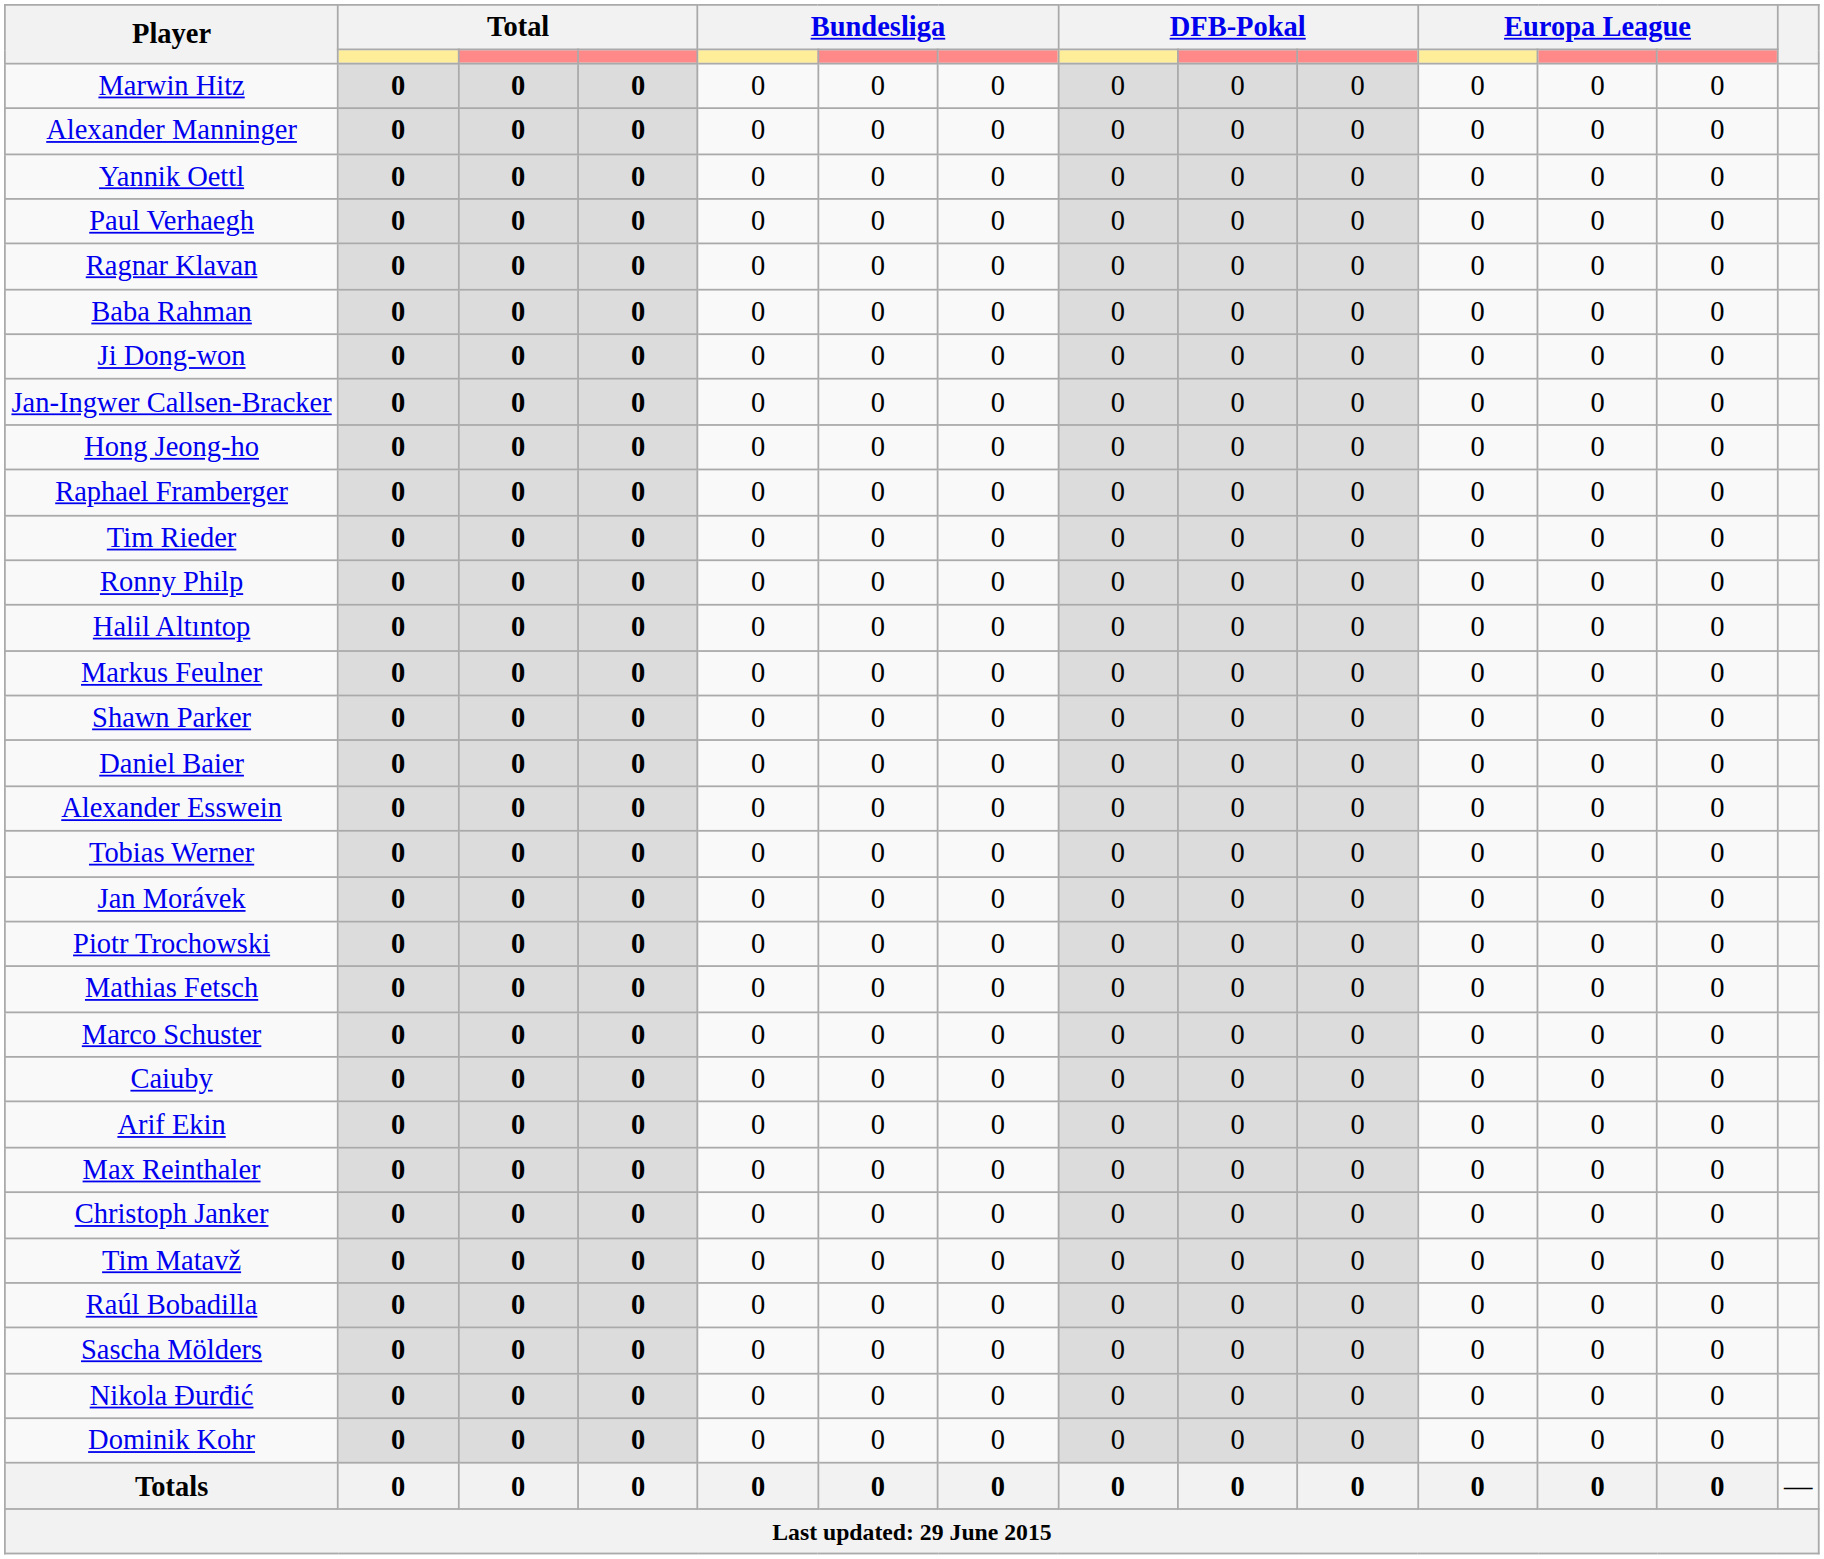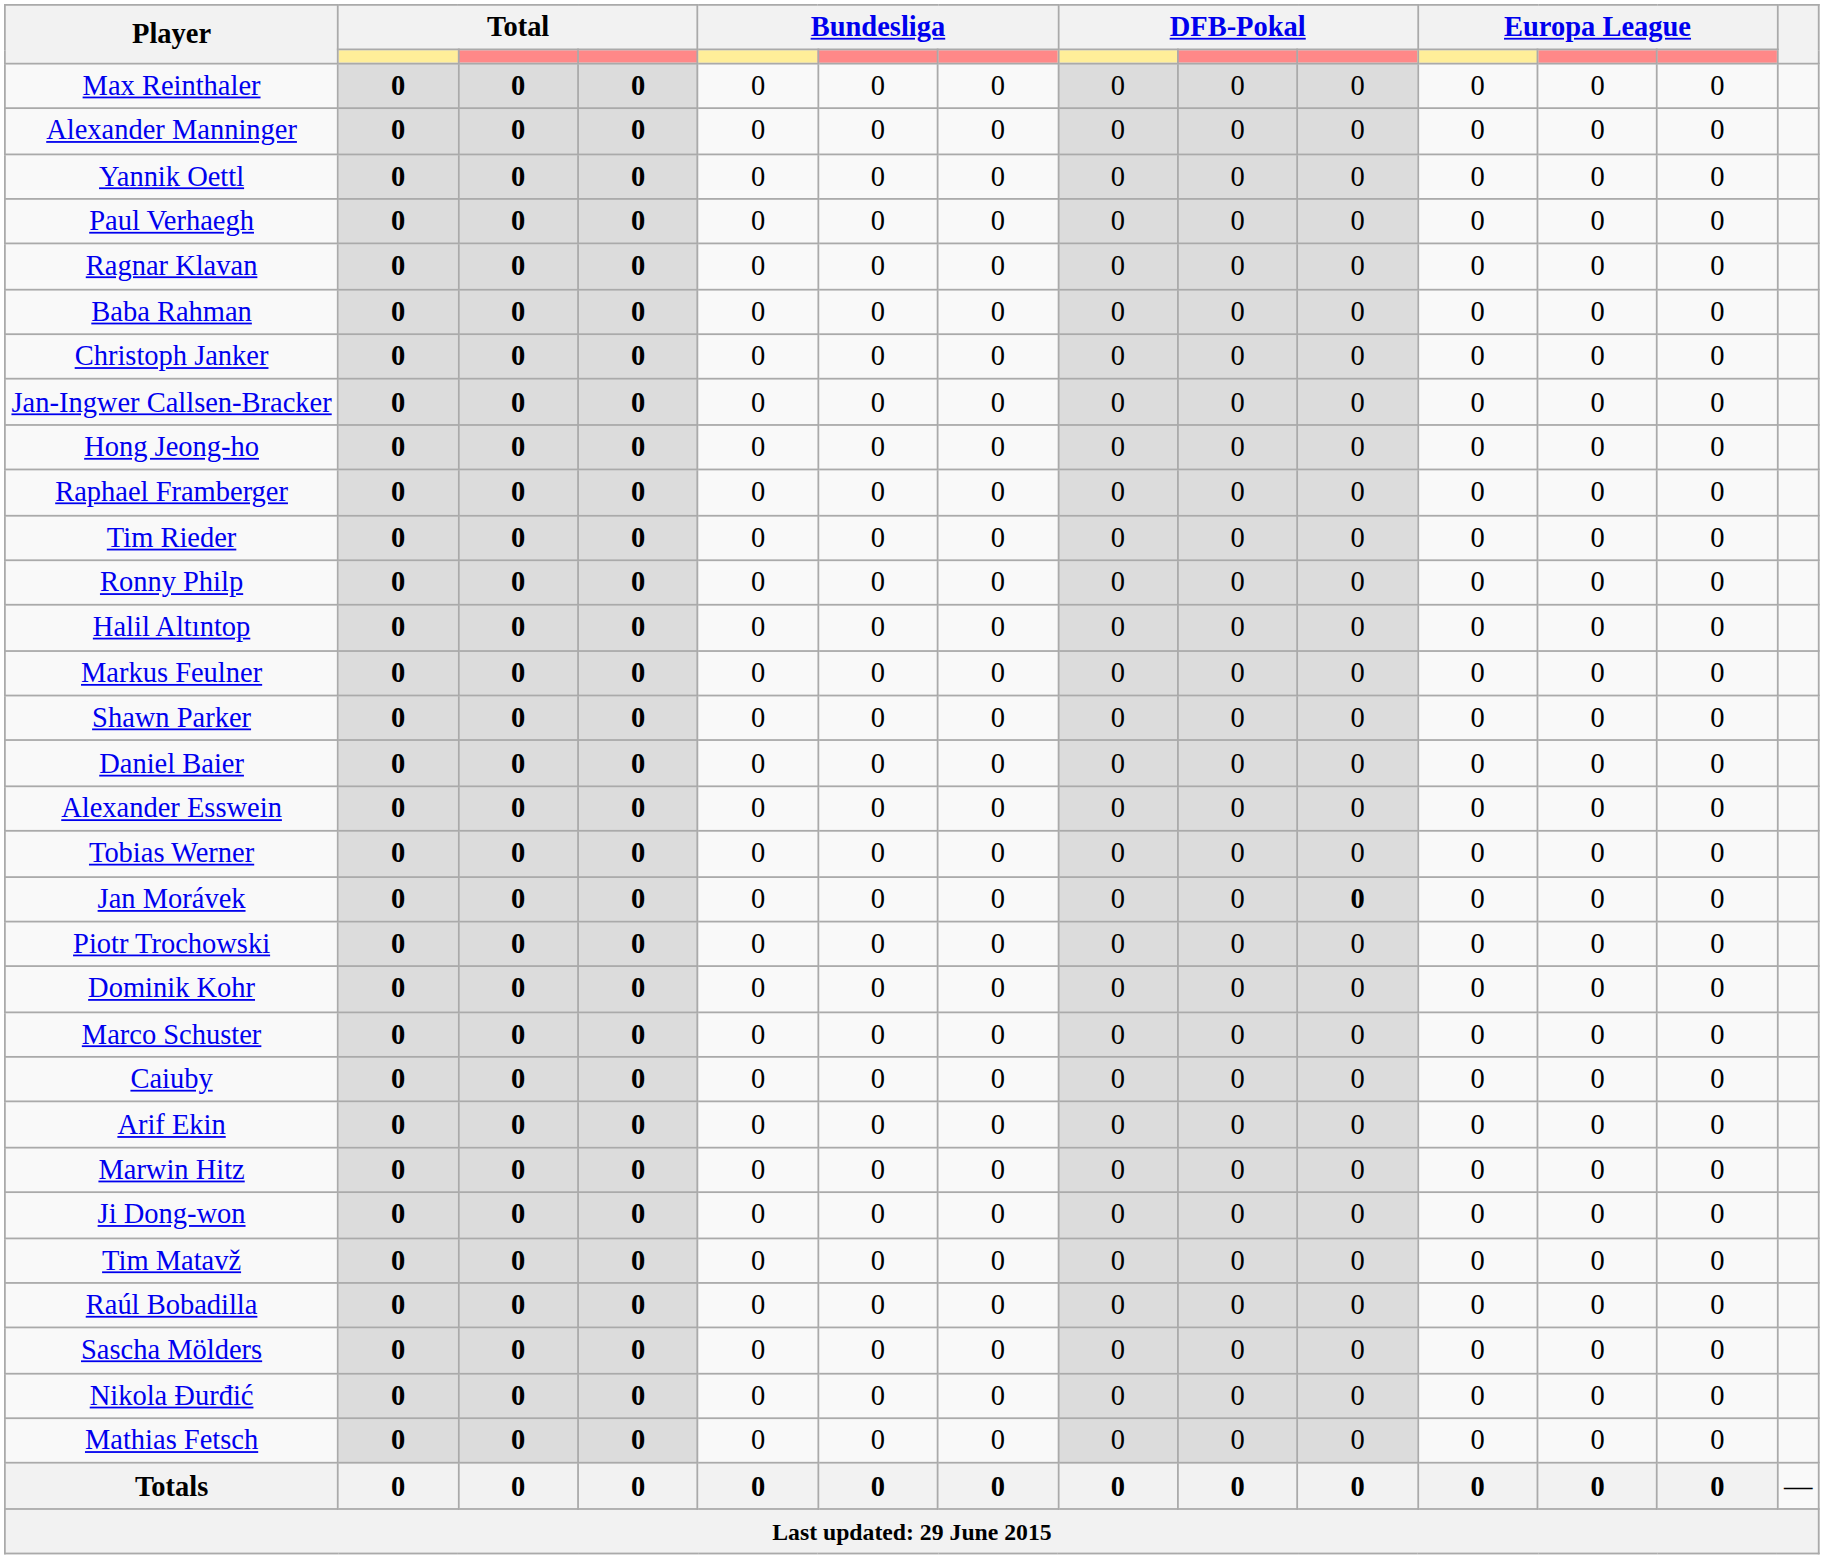rows swapped: (172, 85) <-> (172, 1169)
rows swapped: (172, 1214) <-> (172, 356)
(1358, 898) normal -> (1358, 898) bold
rows swapped: (172, 1440) <-> (172, 988)
